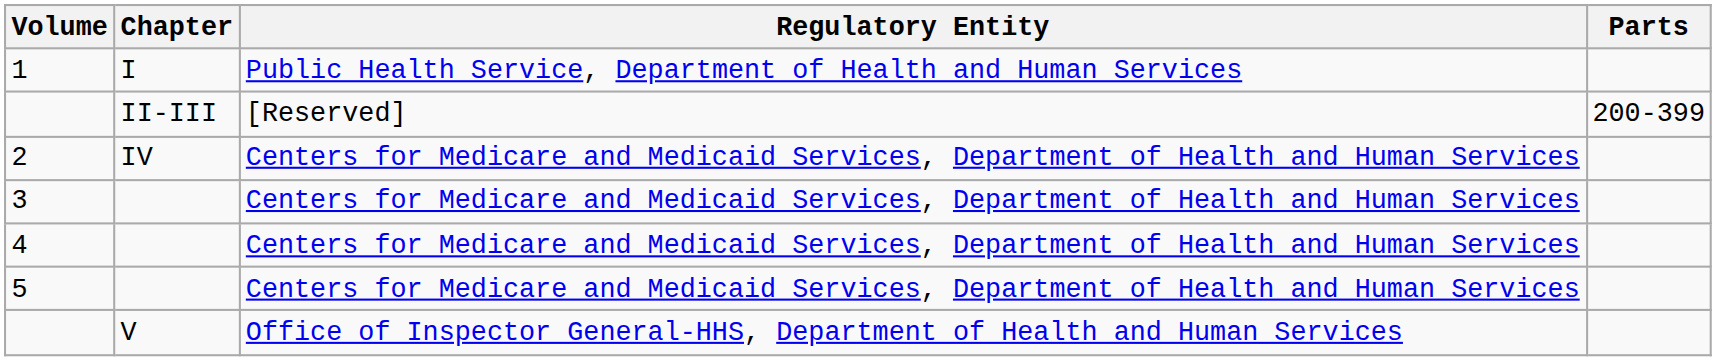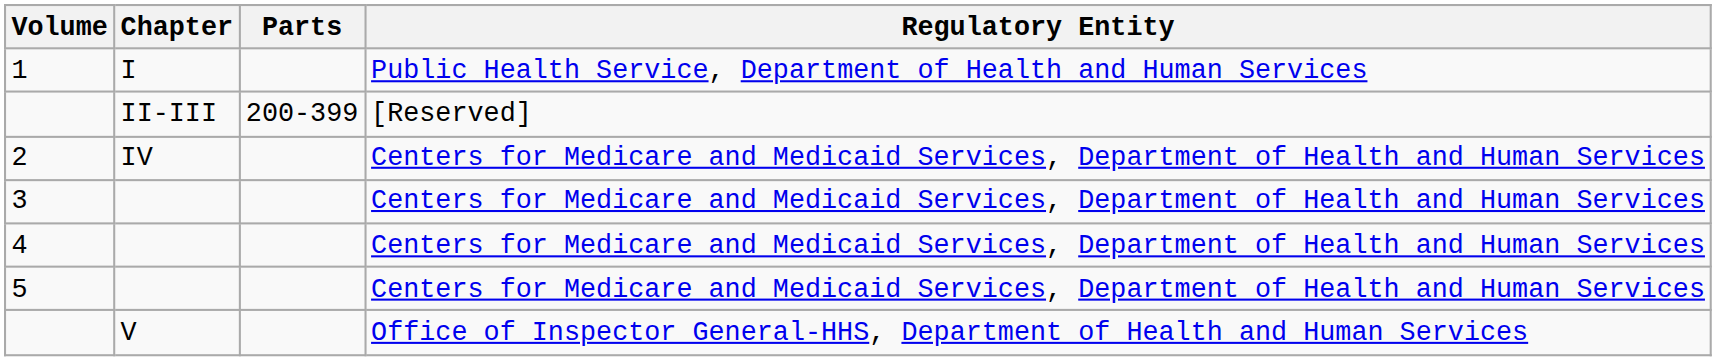columns swapped: (1649, 27) <-> (913, 27)
